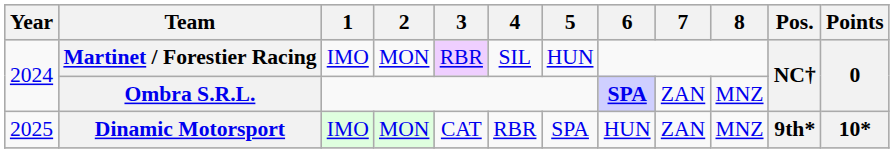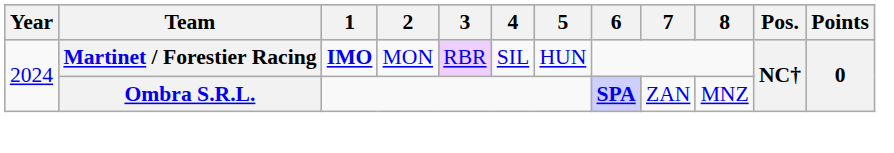(348, 57) normal -> (350, 57) bold
- row: (190, 128)
